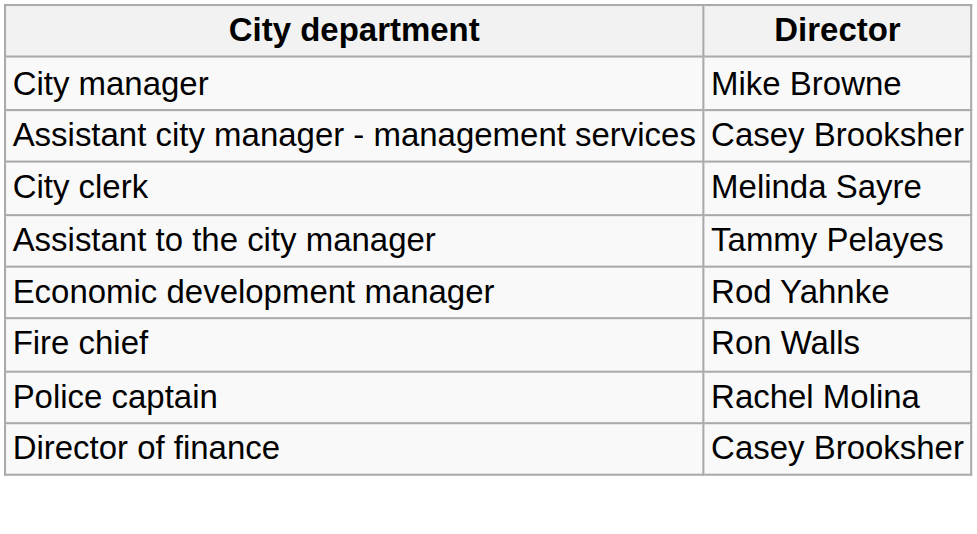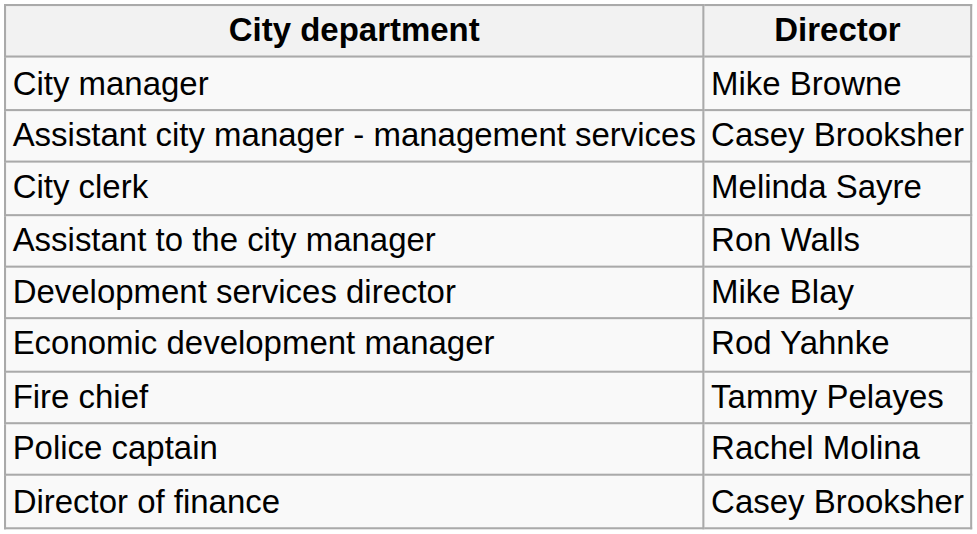(827, 239) Tammy Pelayes -> (786, 239) Ron Walls
+ row: (234, 291)
(786, 344) Ron Walls -> (827, 396) Tammy Pelayes
